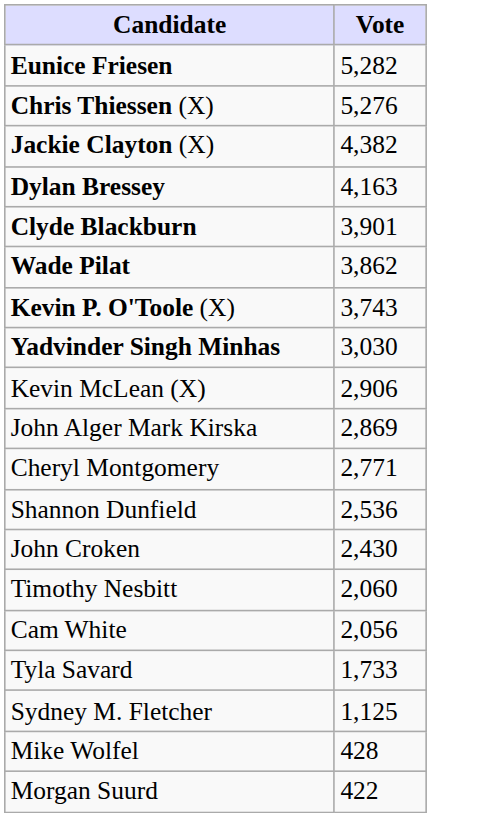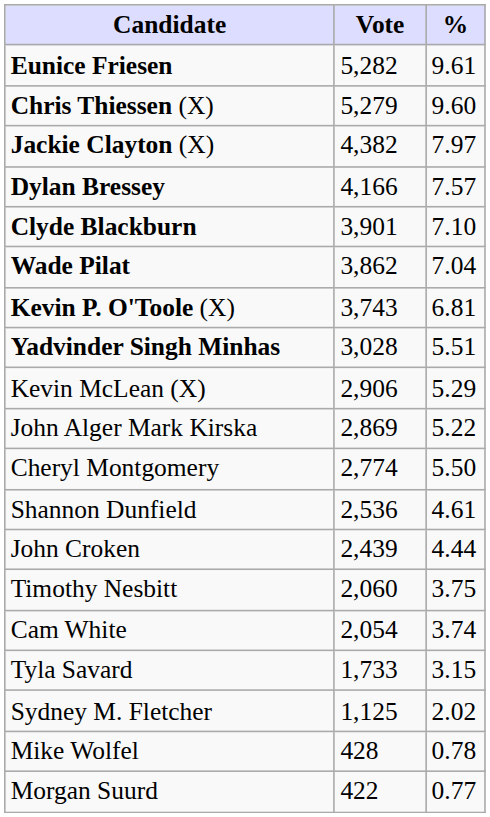+ column: (455, 24)
(369, 105) 5,276 -> (369, 105) 5,279
(369, 186) 4,163 -> (369, 186) 4,166
(369, 347) 3,030 -> (369, 347) 3,028
(369, 468) 2,771 -> (369, 468) 2,774
(369, 549) 2,430 -> (369, 549) 2,439
(369, 629) 2,056 -> (369, 629) 2,054
